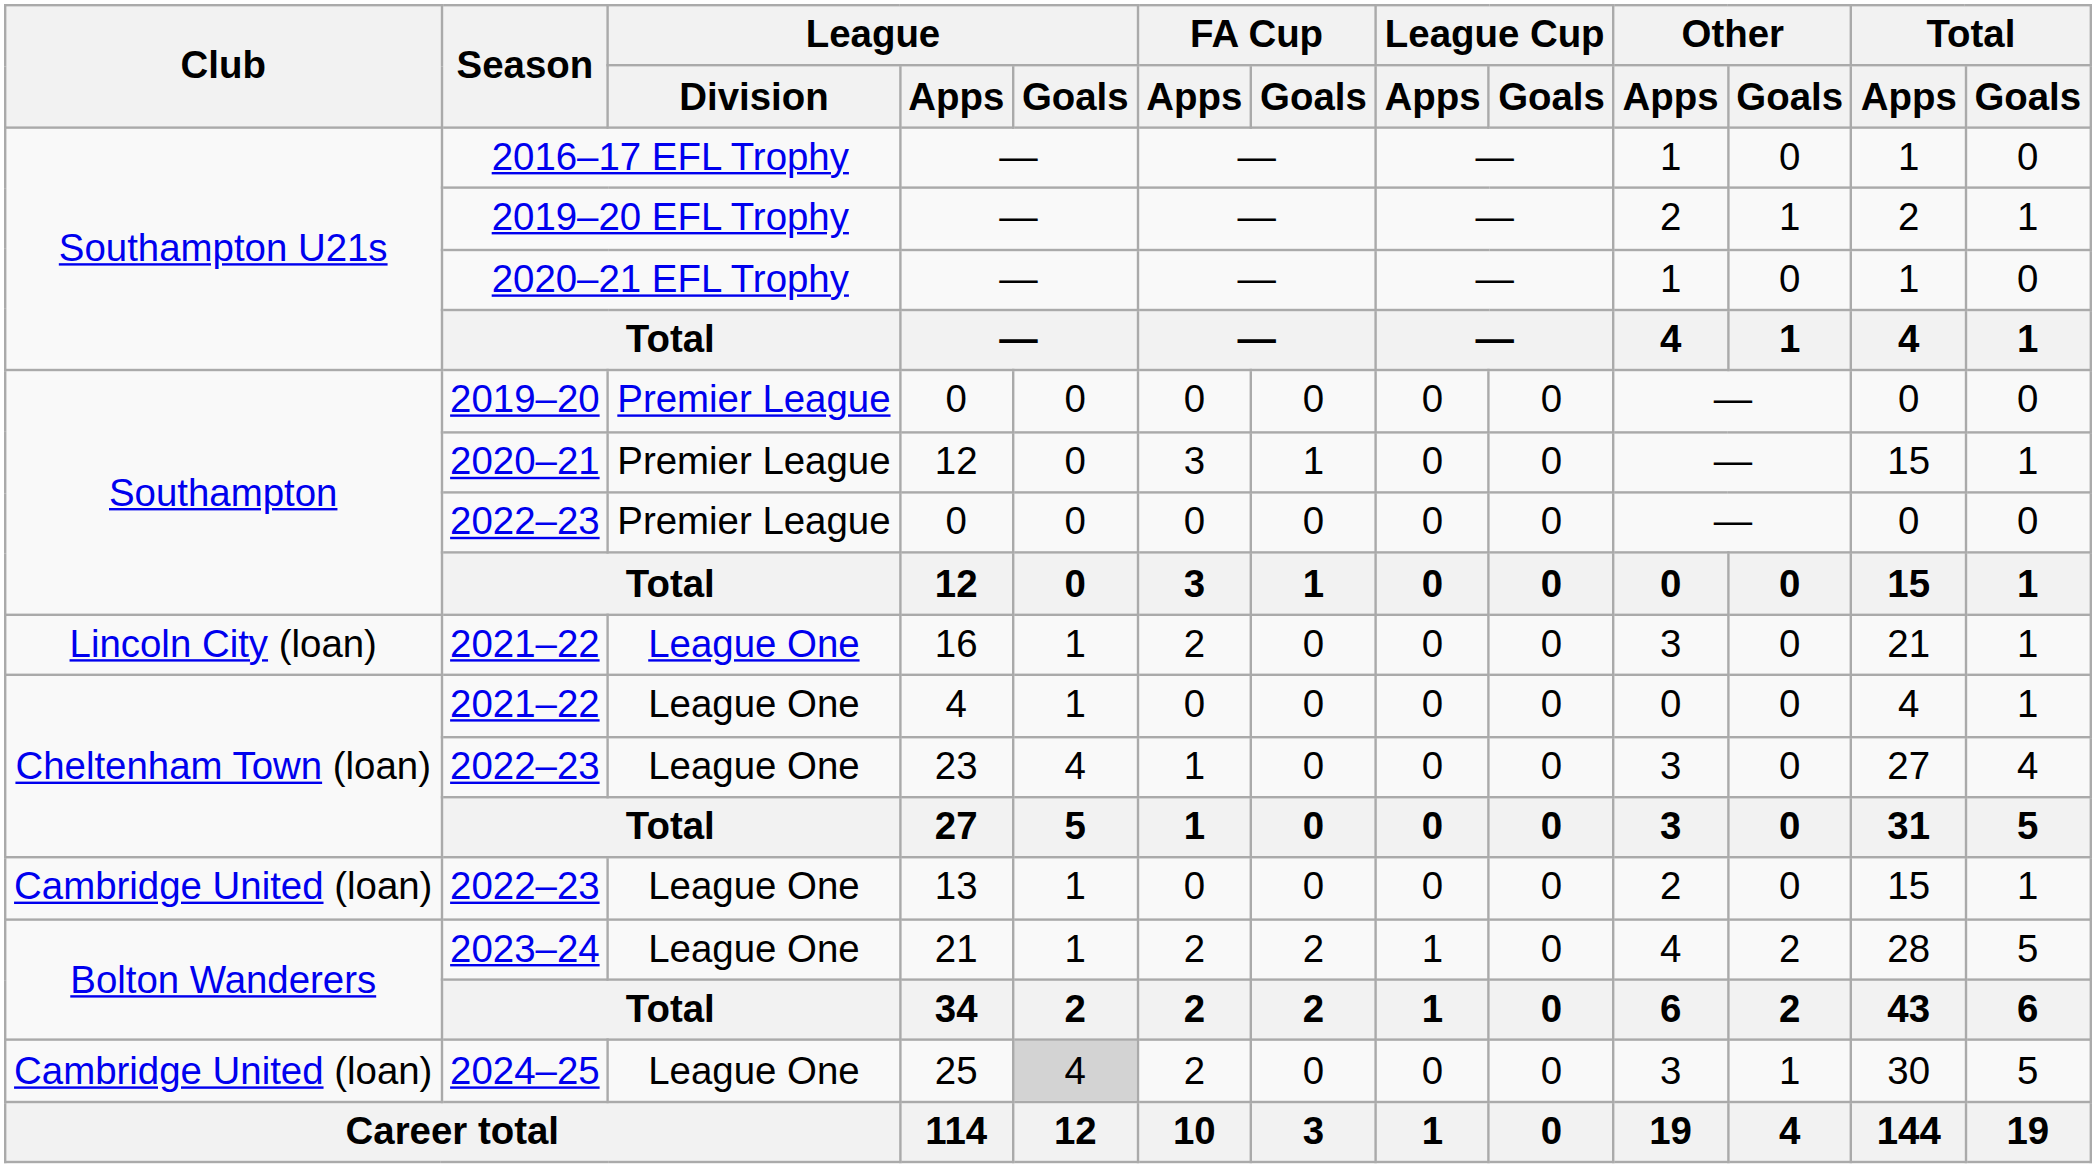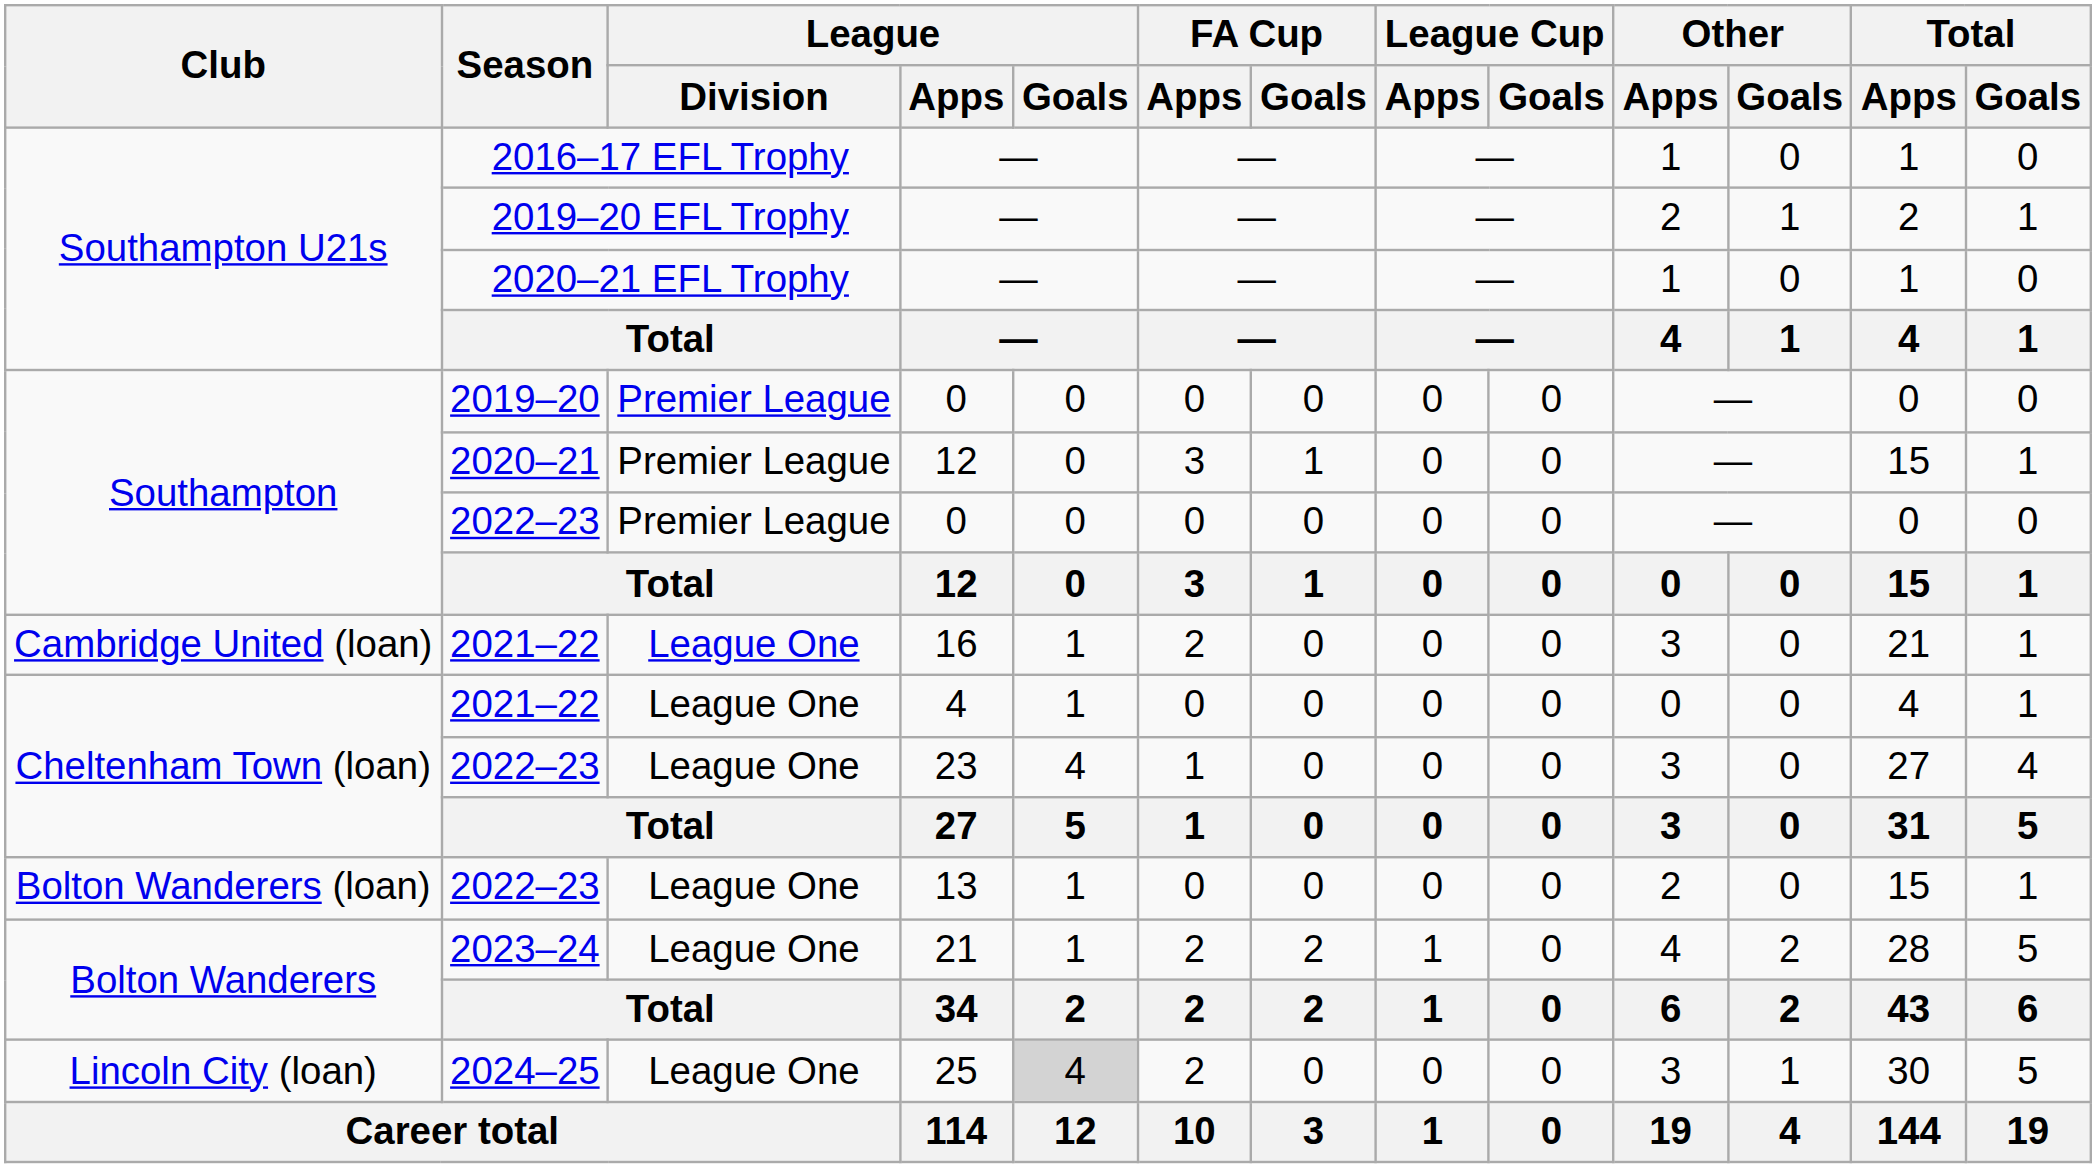(223, 643) Lincoln City (loan) -> (223, 643) Cambridge United (loan)
(223, 887) Cambridge United (loan) -> (223, 887) Bolton Wanderers (loan)
(223, 1070) Cambridge United (loan) -> (223, 1070) Lincoln City (loan)
